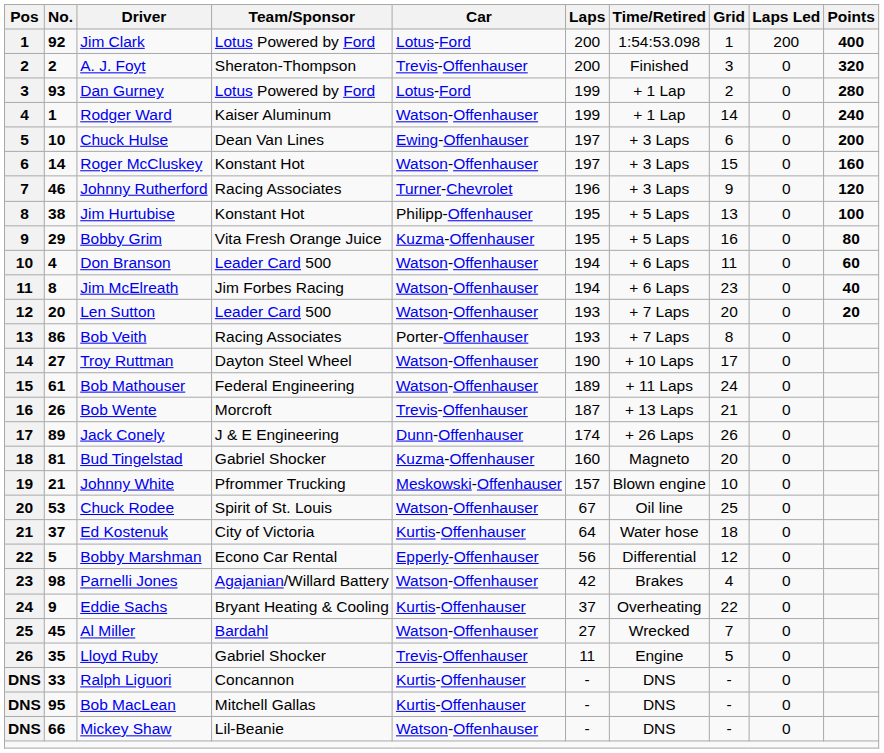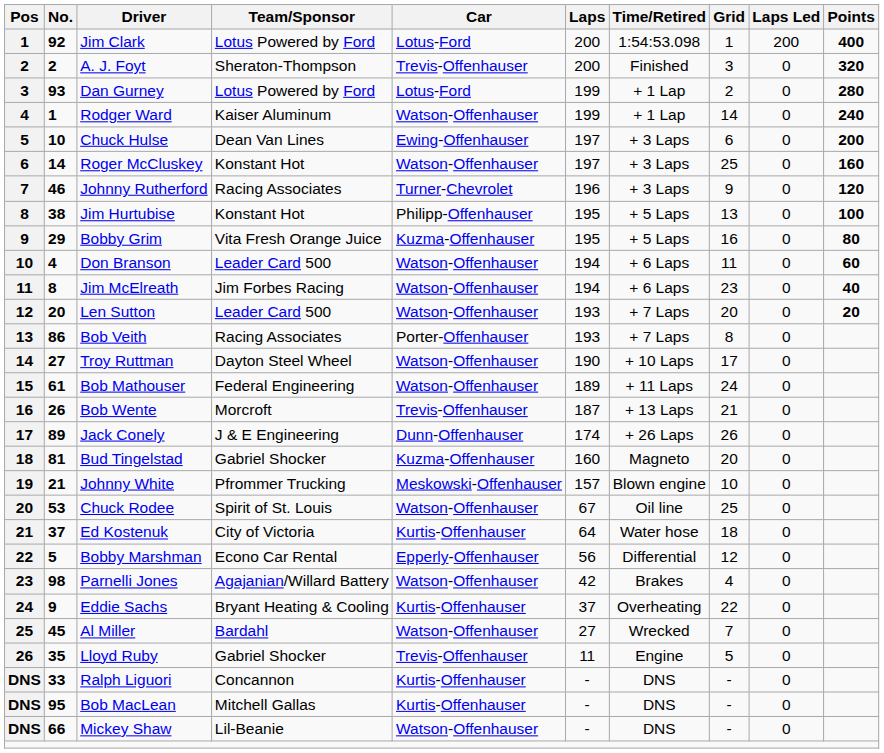(729, 164) 15 -> (729, 164) 25
